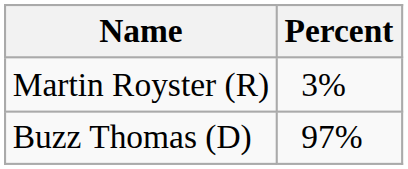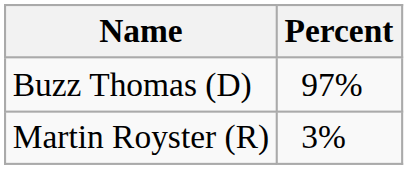rows swapped: (132, 137) <-> (141, 84)
